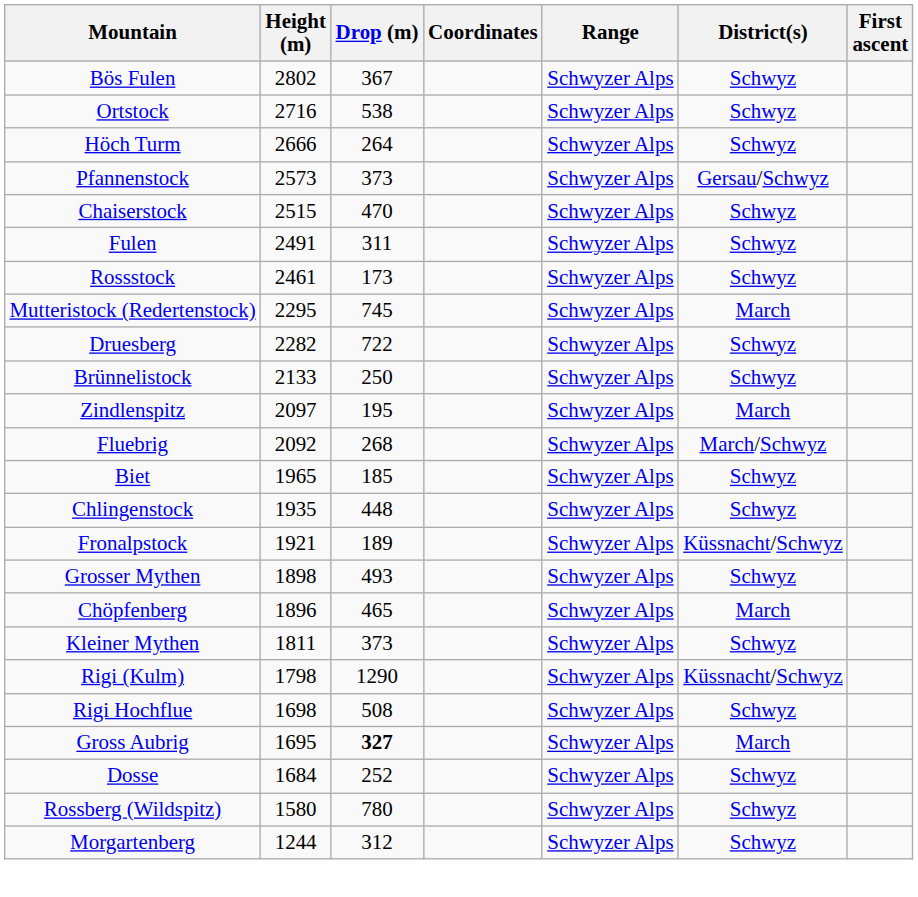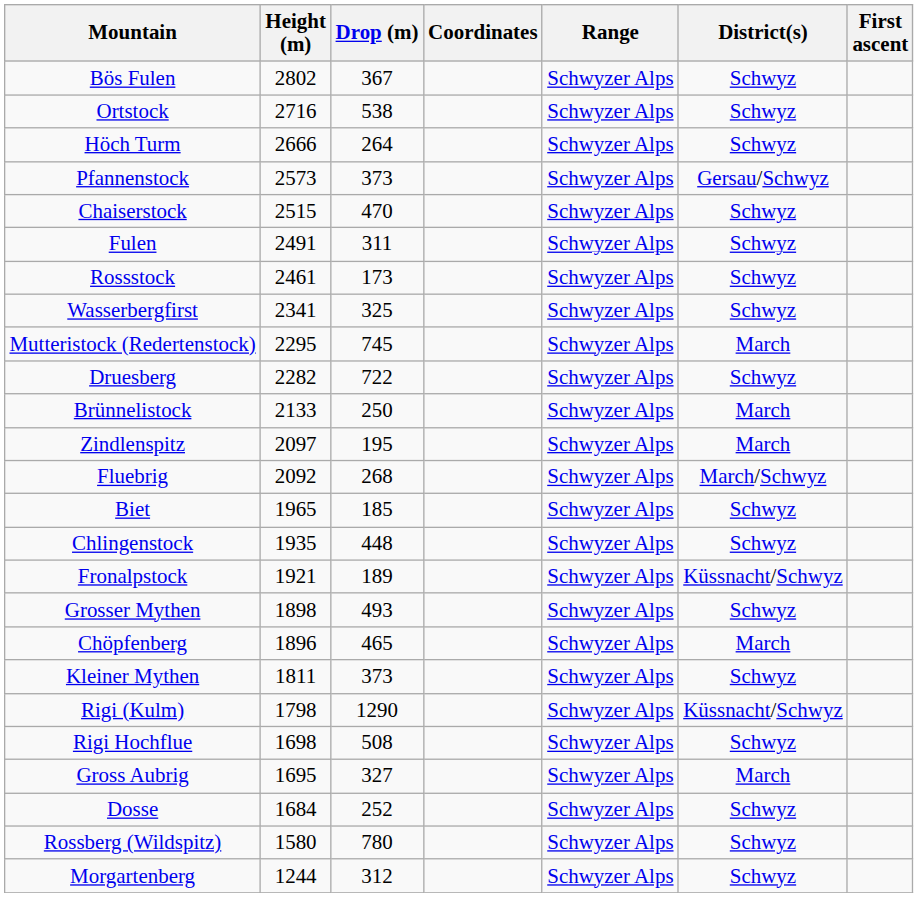+ row: (133, 310)
(763, 377) Schwyz -> (763, 410) March
(377, 742) bold -> (377, 776) normal
